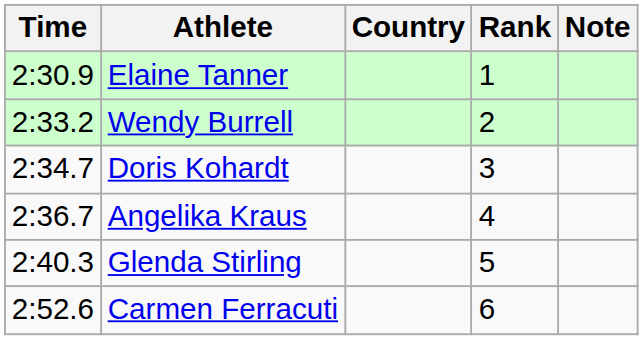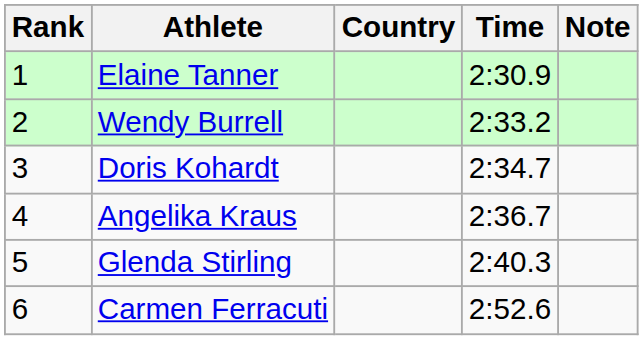columns swapped: (515, 27) <-> (53, 27)
